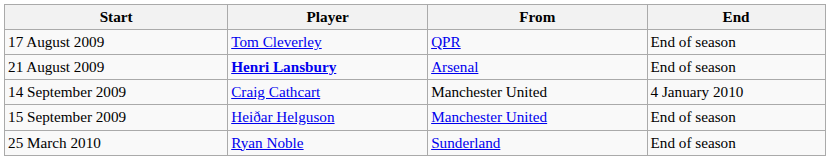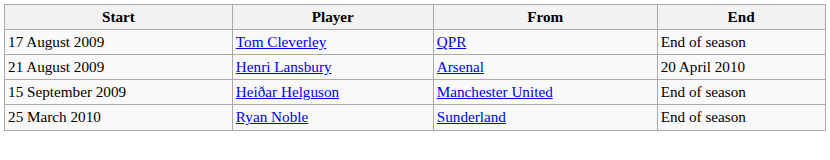(284, 67) bold -> (284, 67) normal
(693, 67) End of season -> (703, 67) 20 April 2010
- row: (67, 92)
